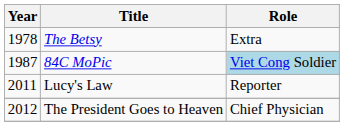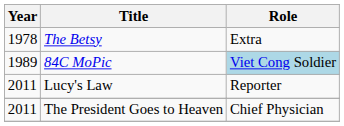(23, 62) 1987 -> (23, 62) 1989
(23, 109) 2012 -> (22, 109) 2011
